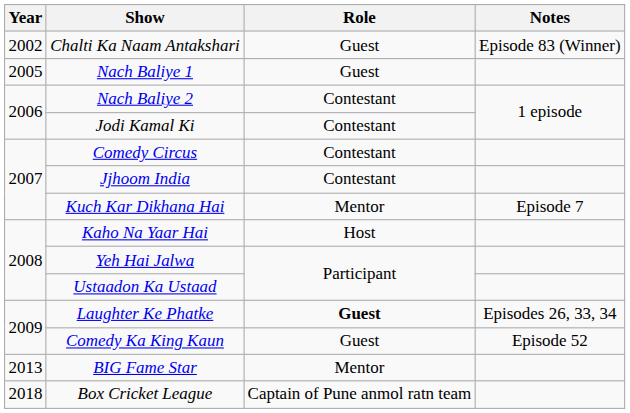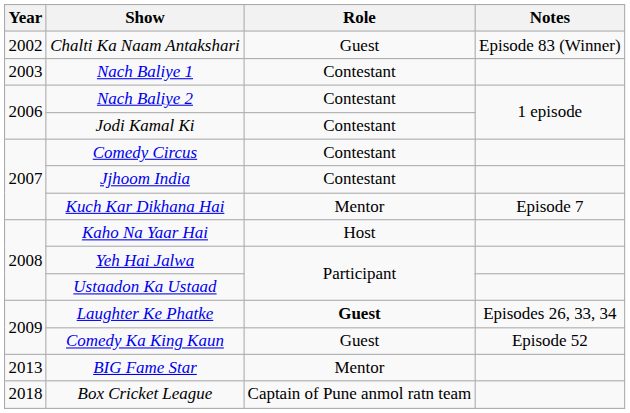(25, 71) 2005 -> (25, 71) 2003
(359, 71) Guest -> (359, 71) Contestant
